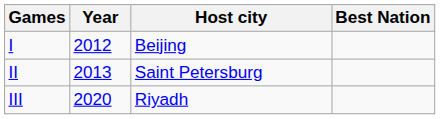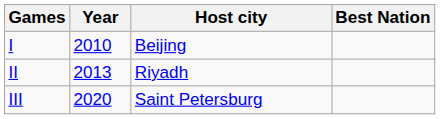(93, 45) 2012 -> (93, 45) 2010
(199, 72) Saint Petersburg -> (162, 72) Riyadh
(162, 99) Riyadh -> (199, 99) Saint Petersburg
